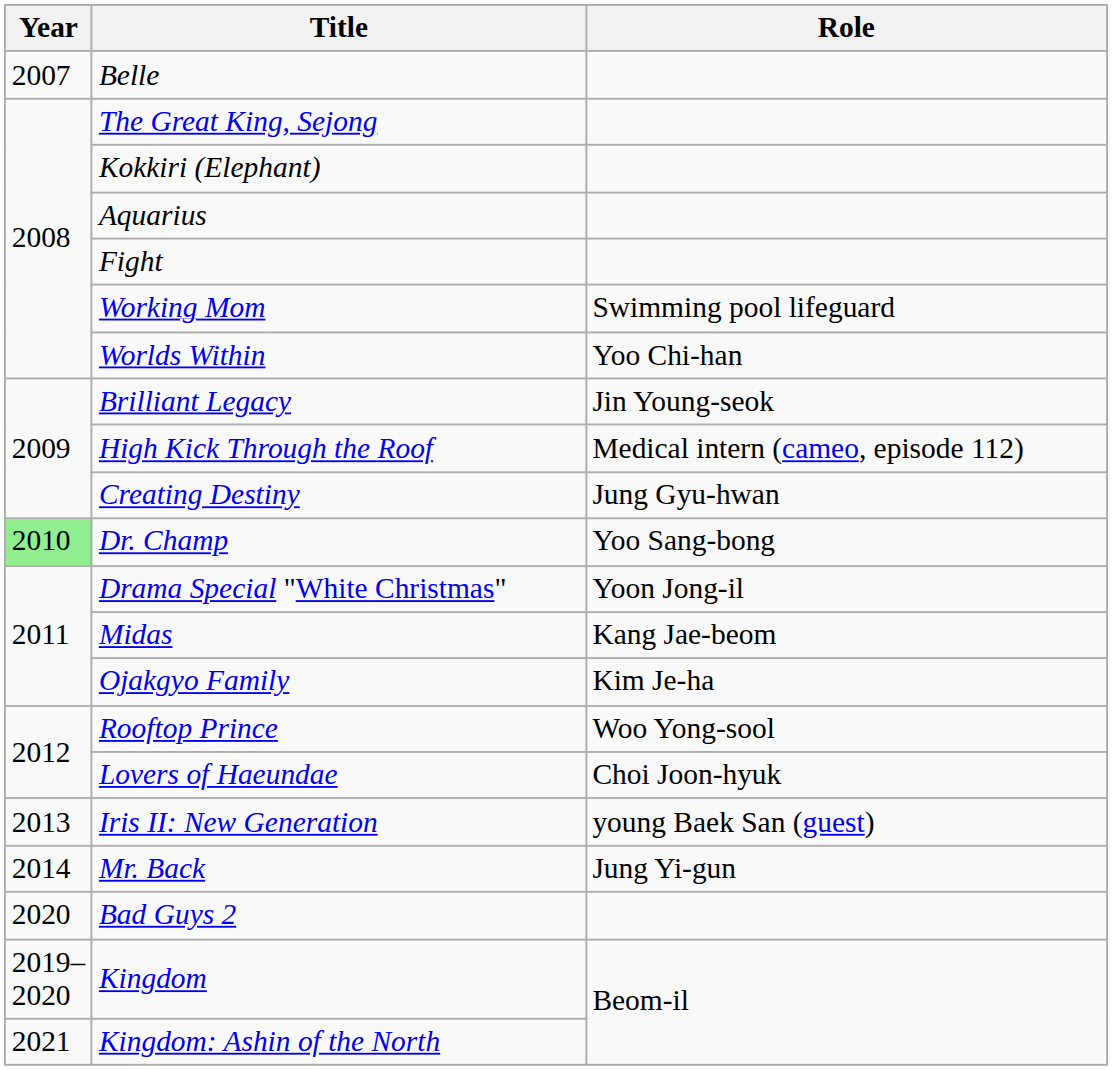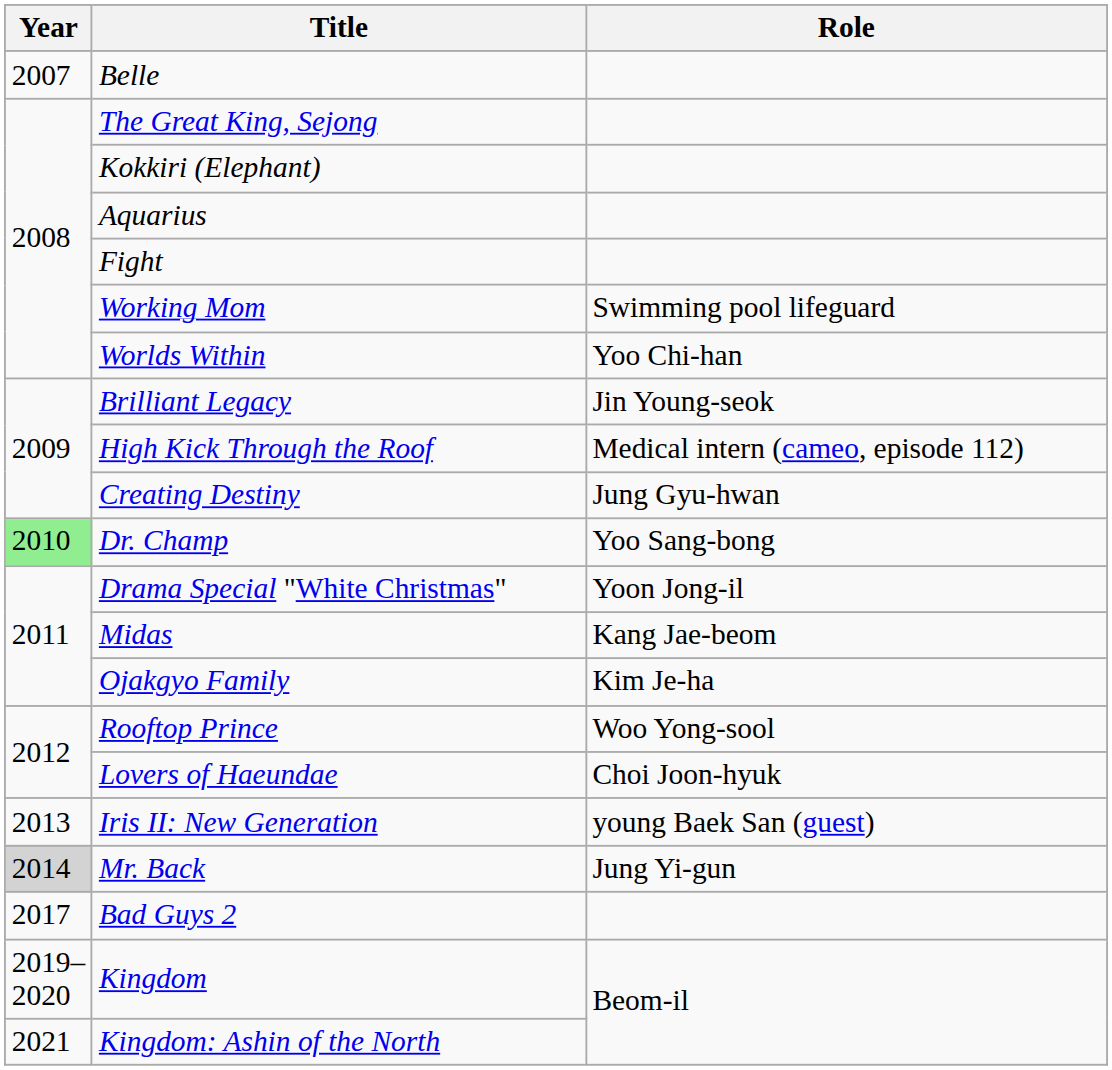(41, 868) no background -> (41, 868) lightgrey background
(41, 914) 2020 -> (41, 914) 2017
